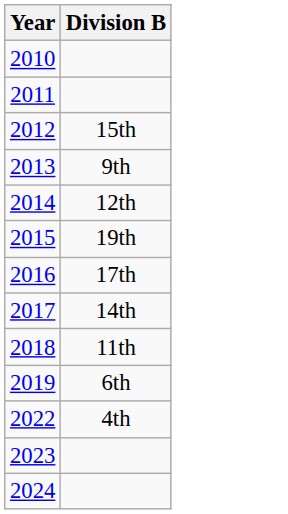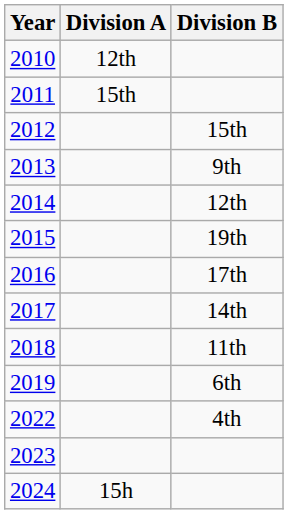+ column: (116, 22)
